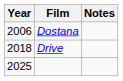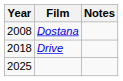(19, 31) 2006 -> (19, 31) 2008
